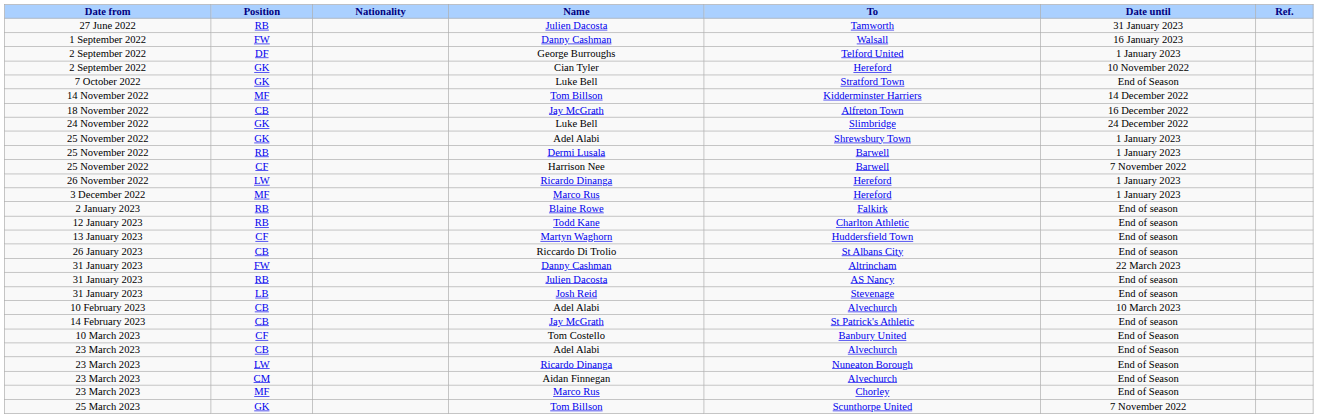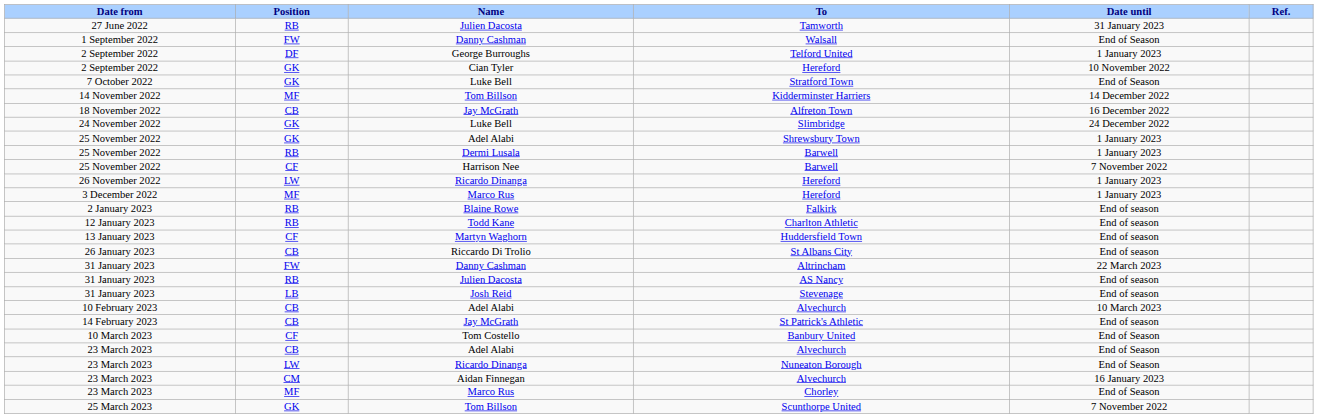- column: (381, 11)
(1148, 39) 16 January 2023 -> (1129, 39) End of Season
(1148, 378) End of Season -> (1129, 378) 16 January 2023
